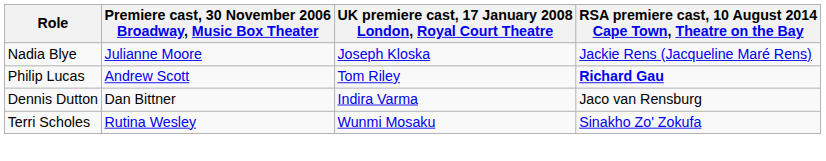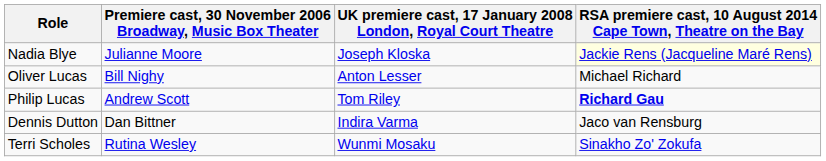(696, 54) no background -> (696, 54) lightyellow background
+ row: (47, 76)
